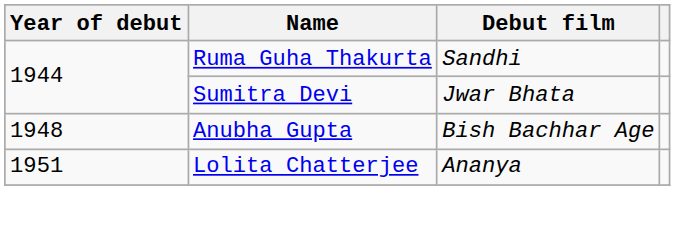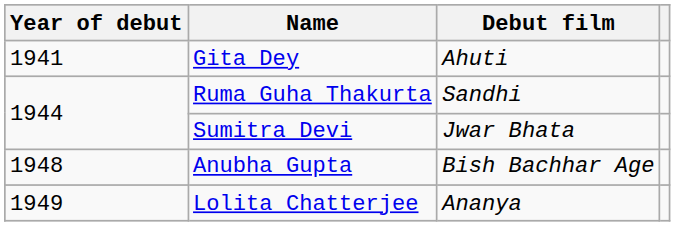+ row: (246, 59)
(37, 167) 1951 -> (37, 203) 1949
